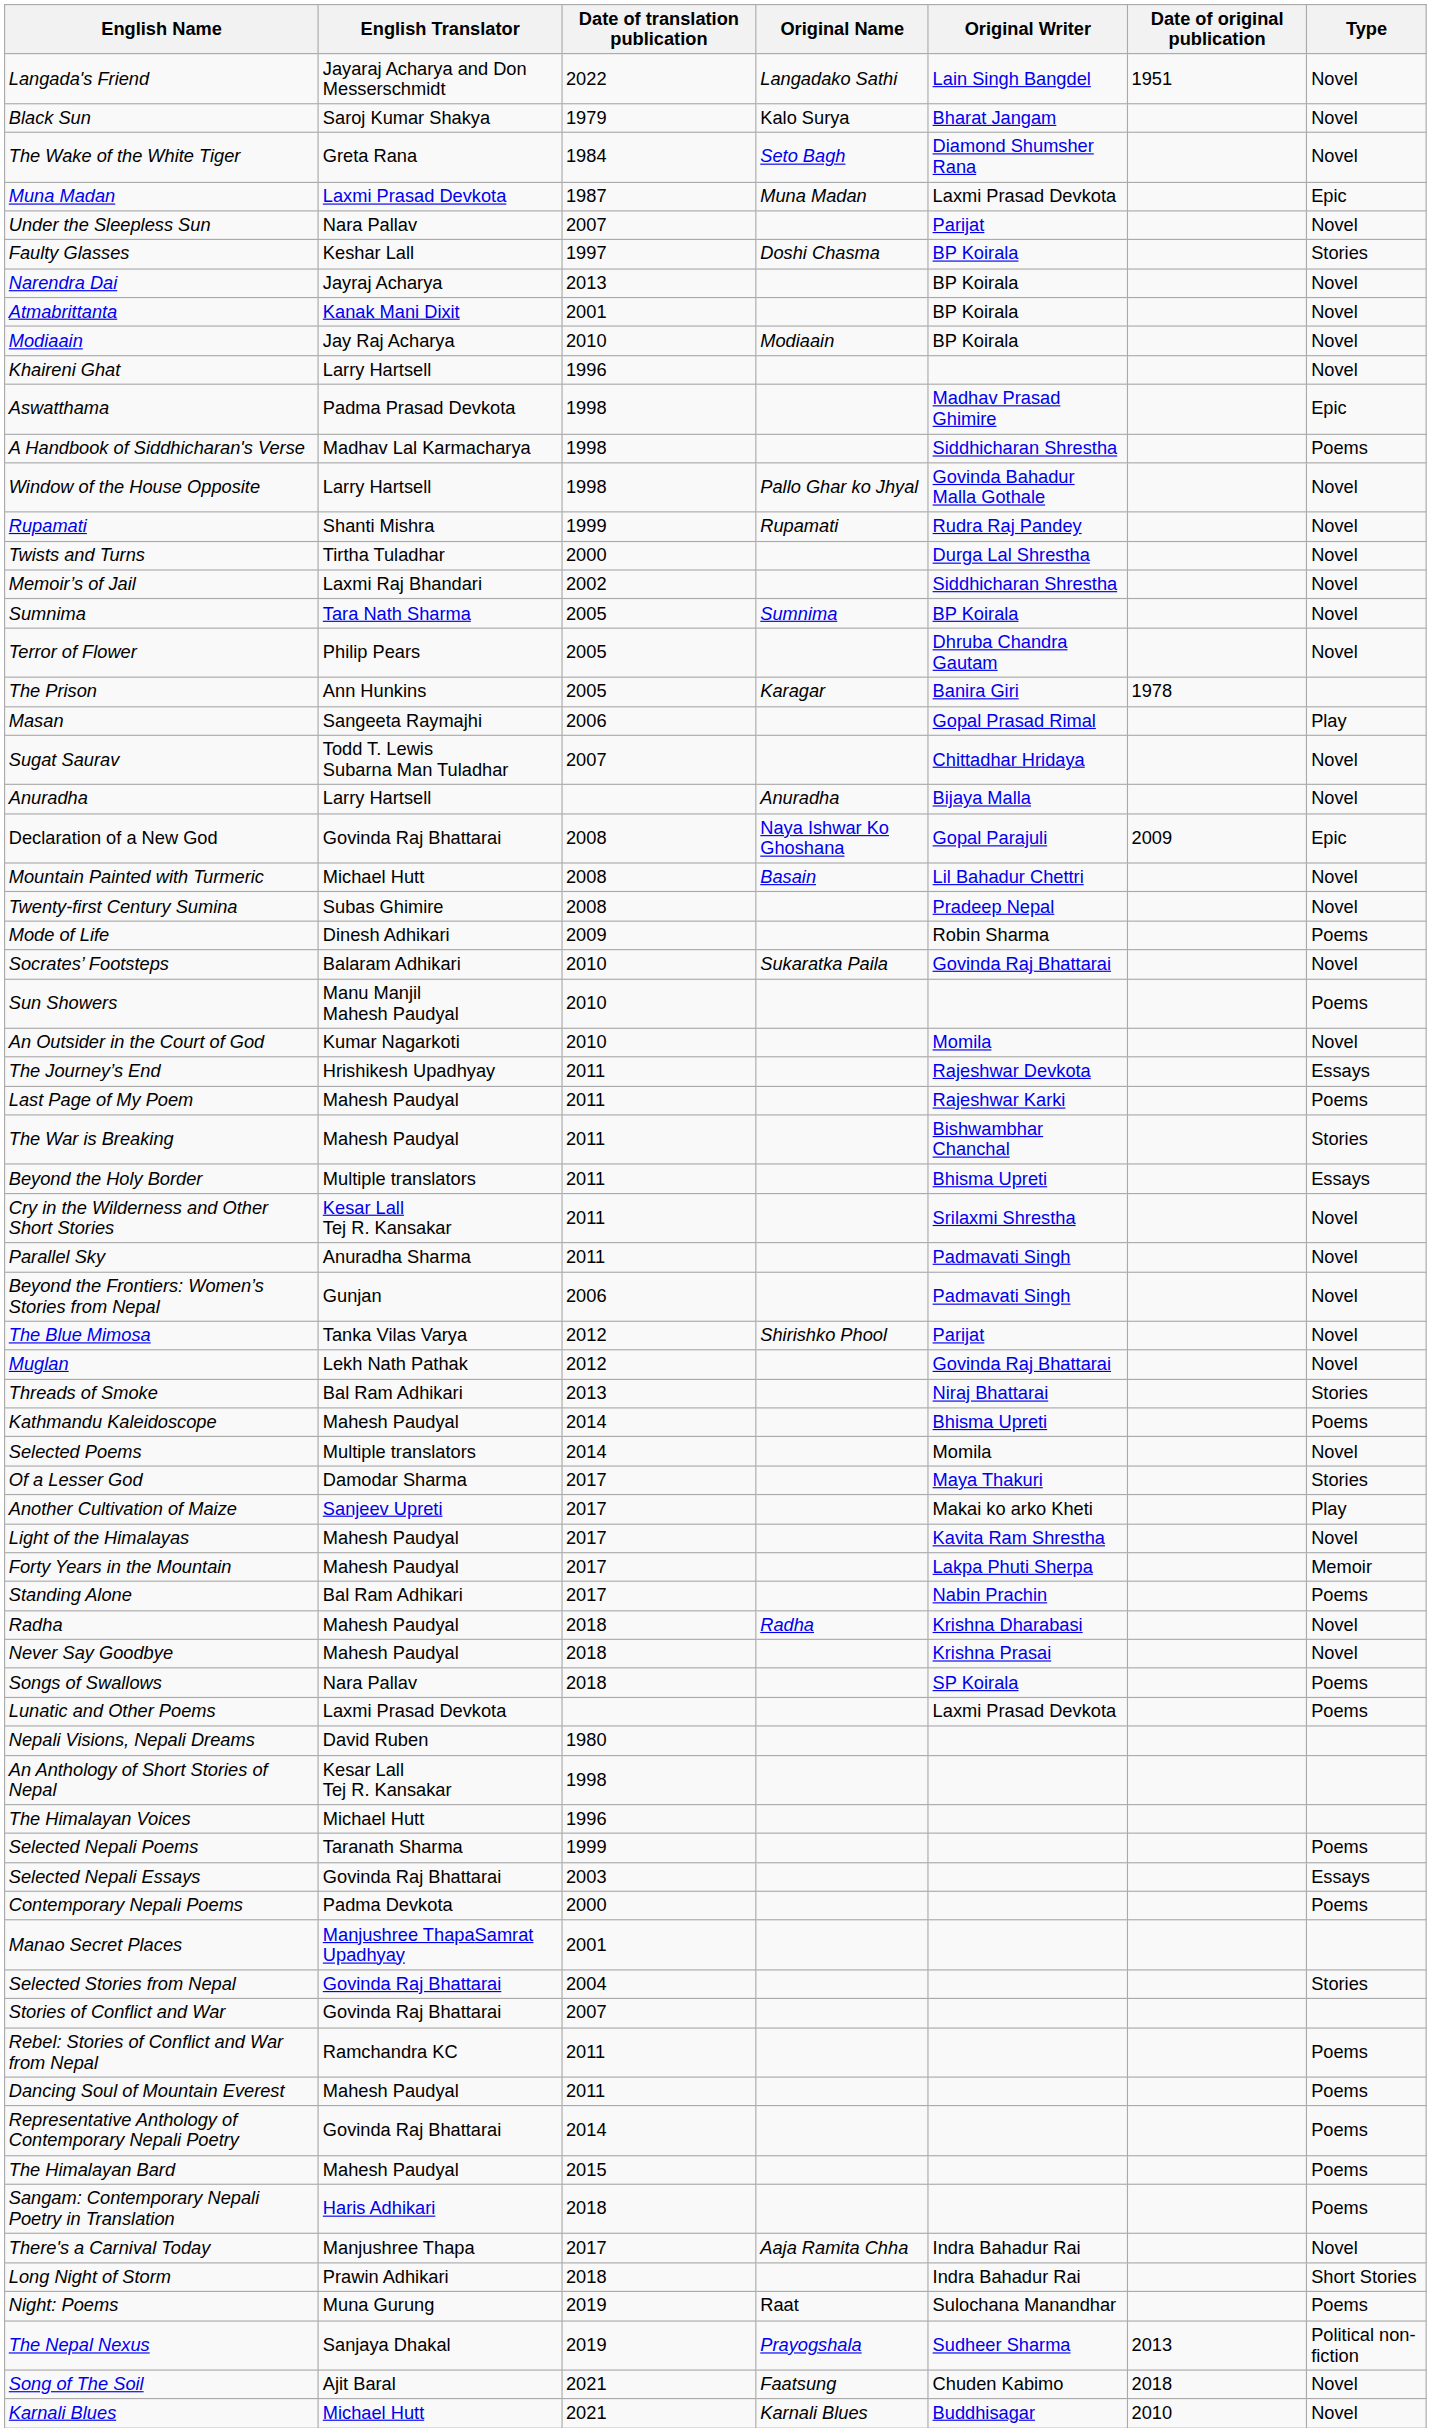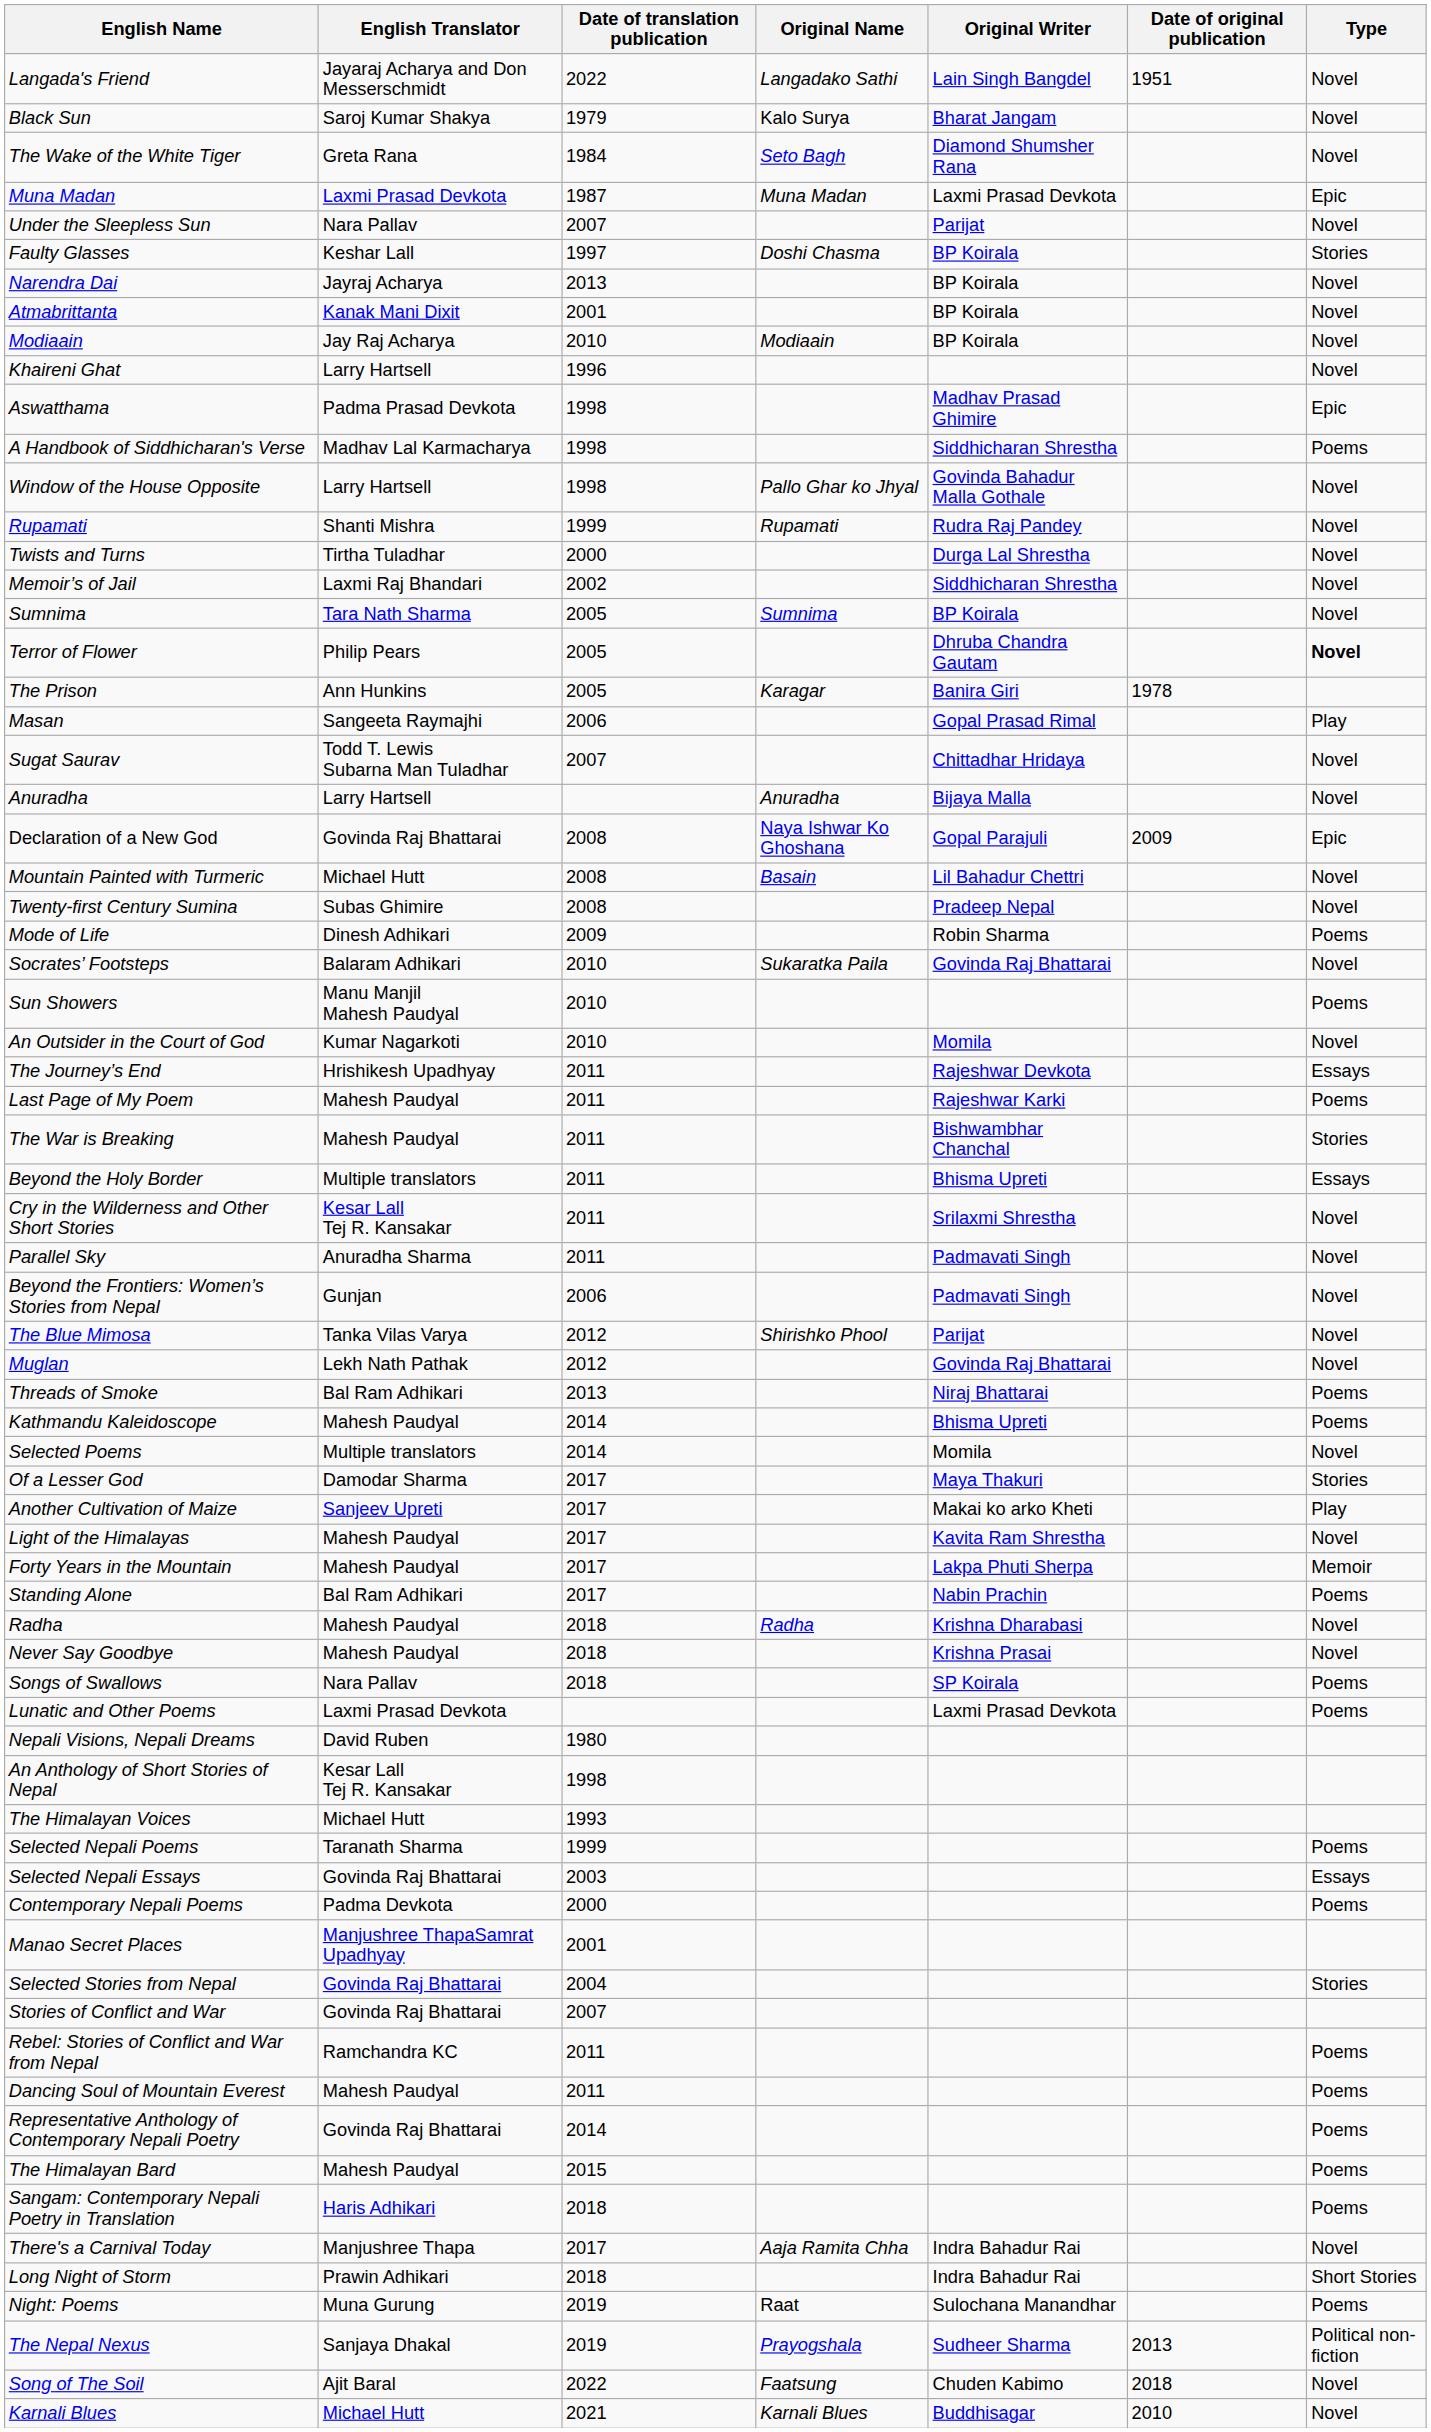(1334, 652) normal -> (1336, 652) bold
(1340, 1393) Stories -> (1340, 1393) Poems
(586, 1818) 1996 -> (586, 1818) 1993
(586, 2384) 2021 -> (586, 2384) 2022
